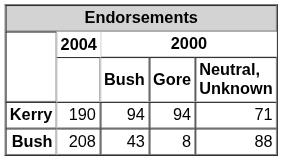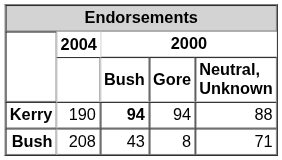(136, 115) normal -> (136, 115) bold
(264, 115) 71 -> (264, 115) 88
(264, 141) 88 -> (264, 141) 71
